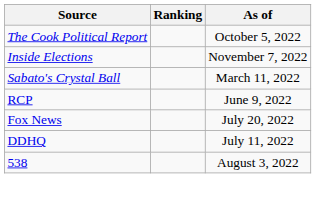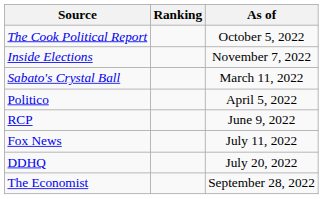+ row: (28, 99)
(258, 120) July 20, 2022 -> (262, 141) July 11, 2022
(258, 141) July 11, 2022 -> (262, 162) July 20, 2022
- row: (17, 162)
+ row: (48, 183)
